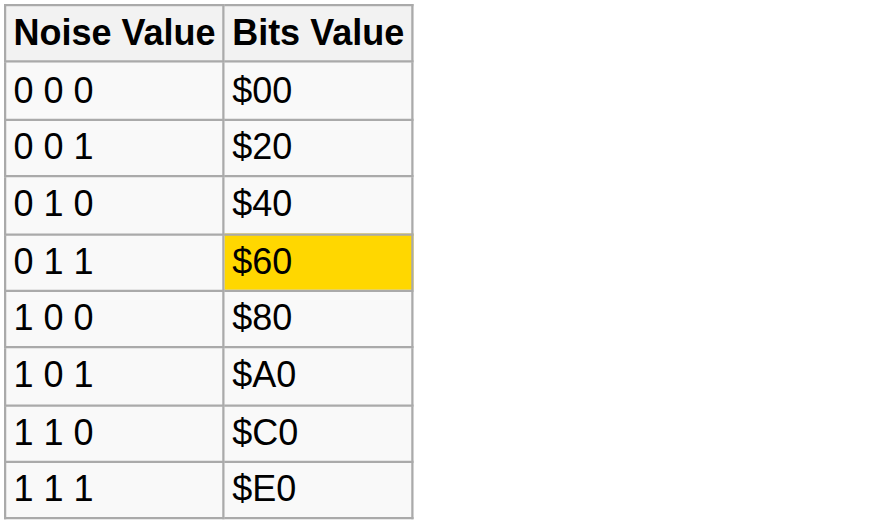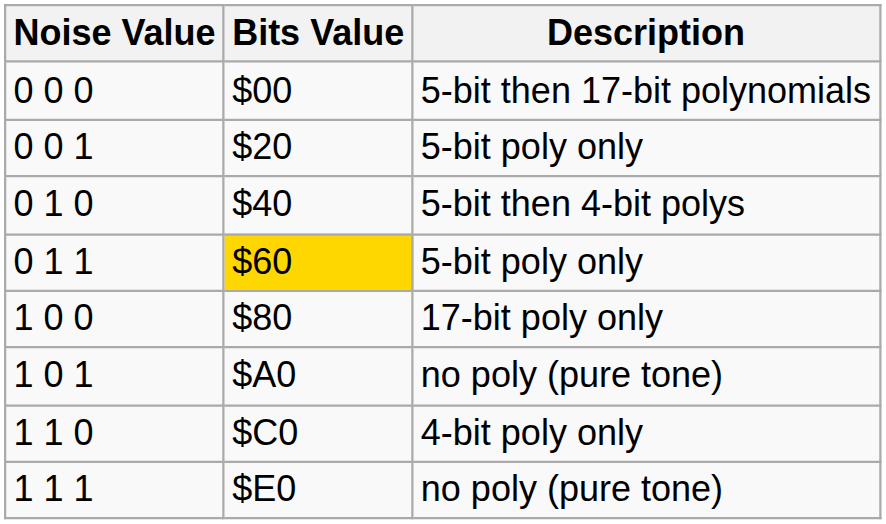+ column: (646, 33)
